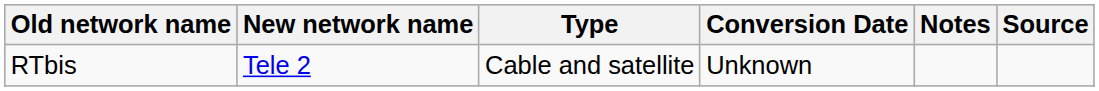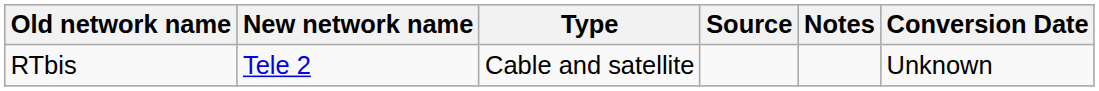columns swapped: (807, 24) <-> (1046, 24)
